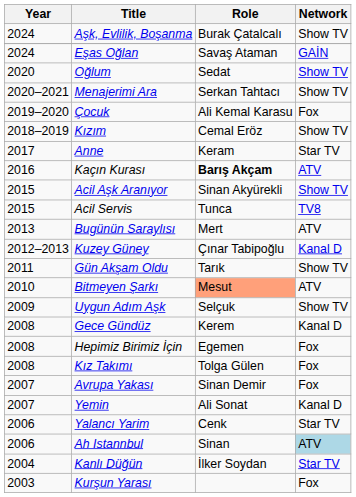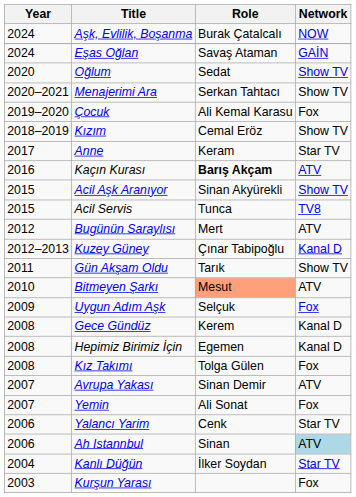(323, 33) Show TV -> (313, 33) NOW
(21, 229) 2013 -> (21, 229) 2012
(323, 307) Show TV -> (308, 307) Fox
(308, 346) Fox -> (320, 346) Kanal D
(308, 385) Fox -> (310, 385) ATV
(320, 405) Kanal D -> (308, 405) Fox
